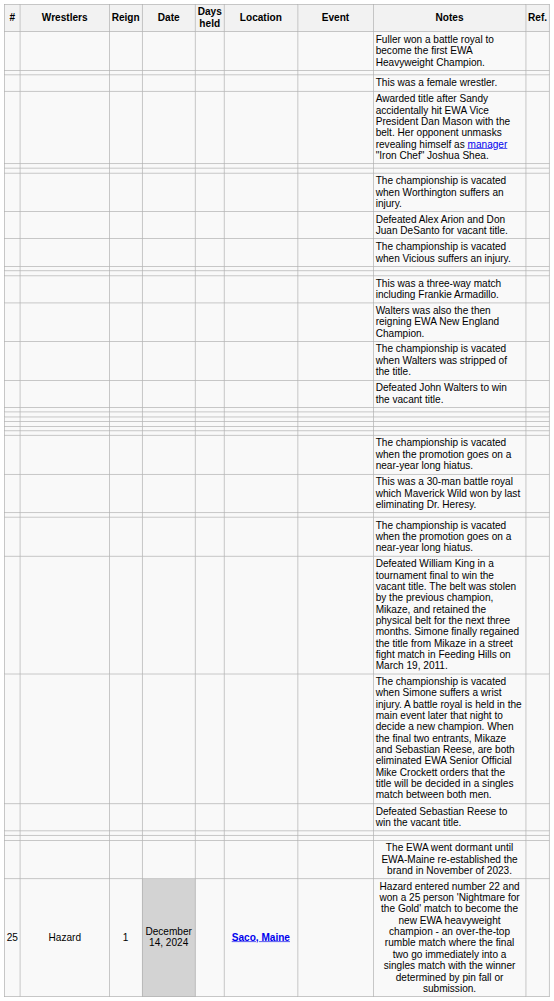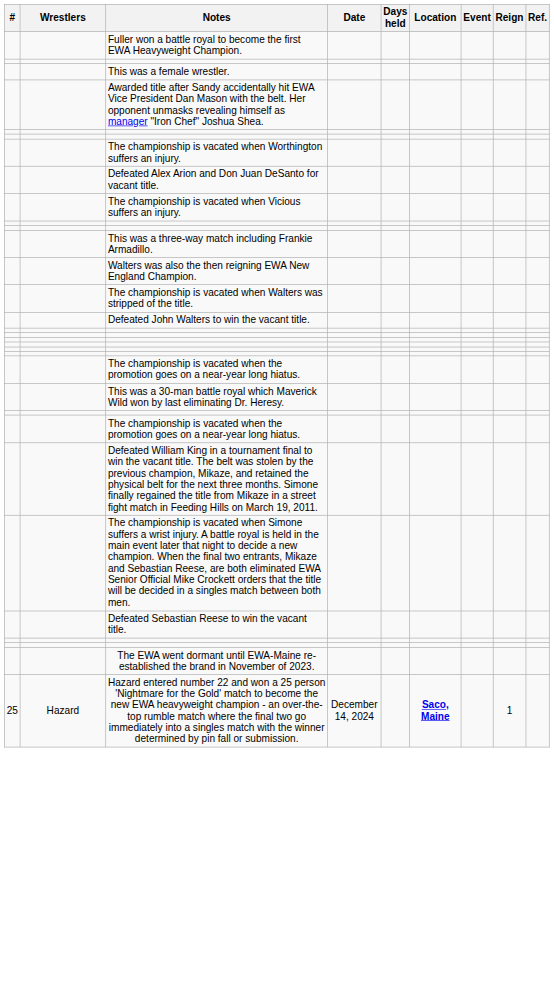columns swapped: (126, 18) <-> (450, 18)
(169, 937) lightgrey background -> (354, 711) no background
